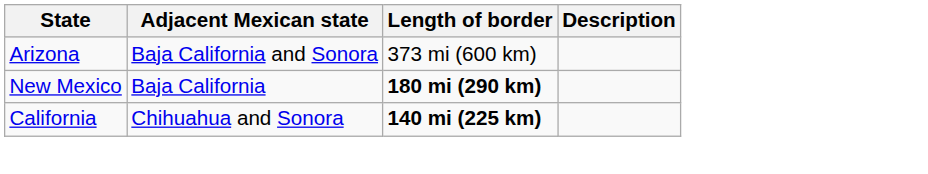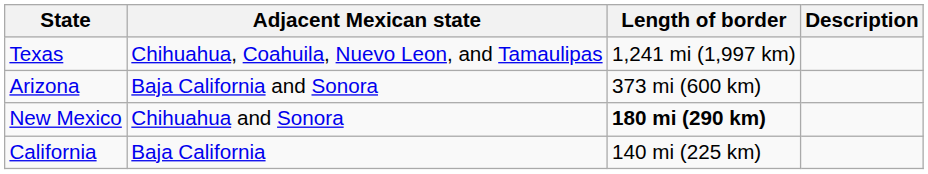+ row: (36, 53)
(198, 86) Baja California -> (237, 119) Chihuahua and Sonora
(237, 119) Chihuahua and Sonora -> (198, 151) Baja California
(464, 119) bold -> (687, 151) normal
